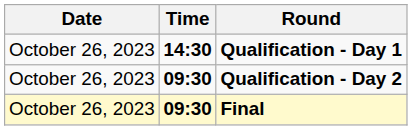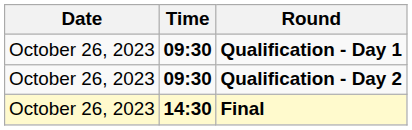(188, 49) 14:30 -> (188, 49) 09:30
(188, 109) 09:30 -> (188, 109) 14:30
